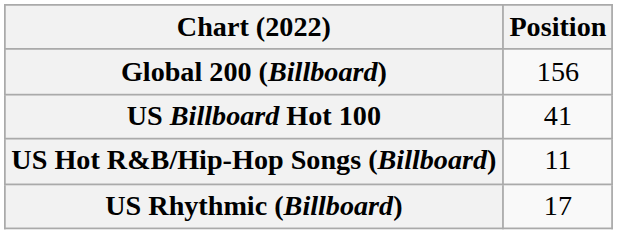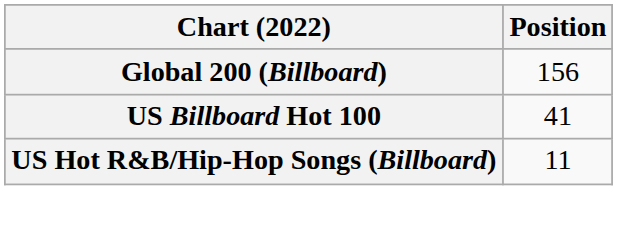- row: (254, 205)
